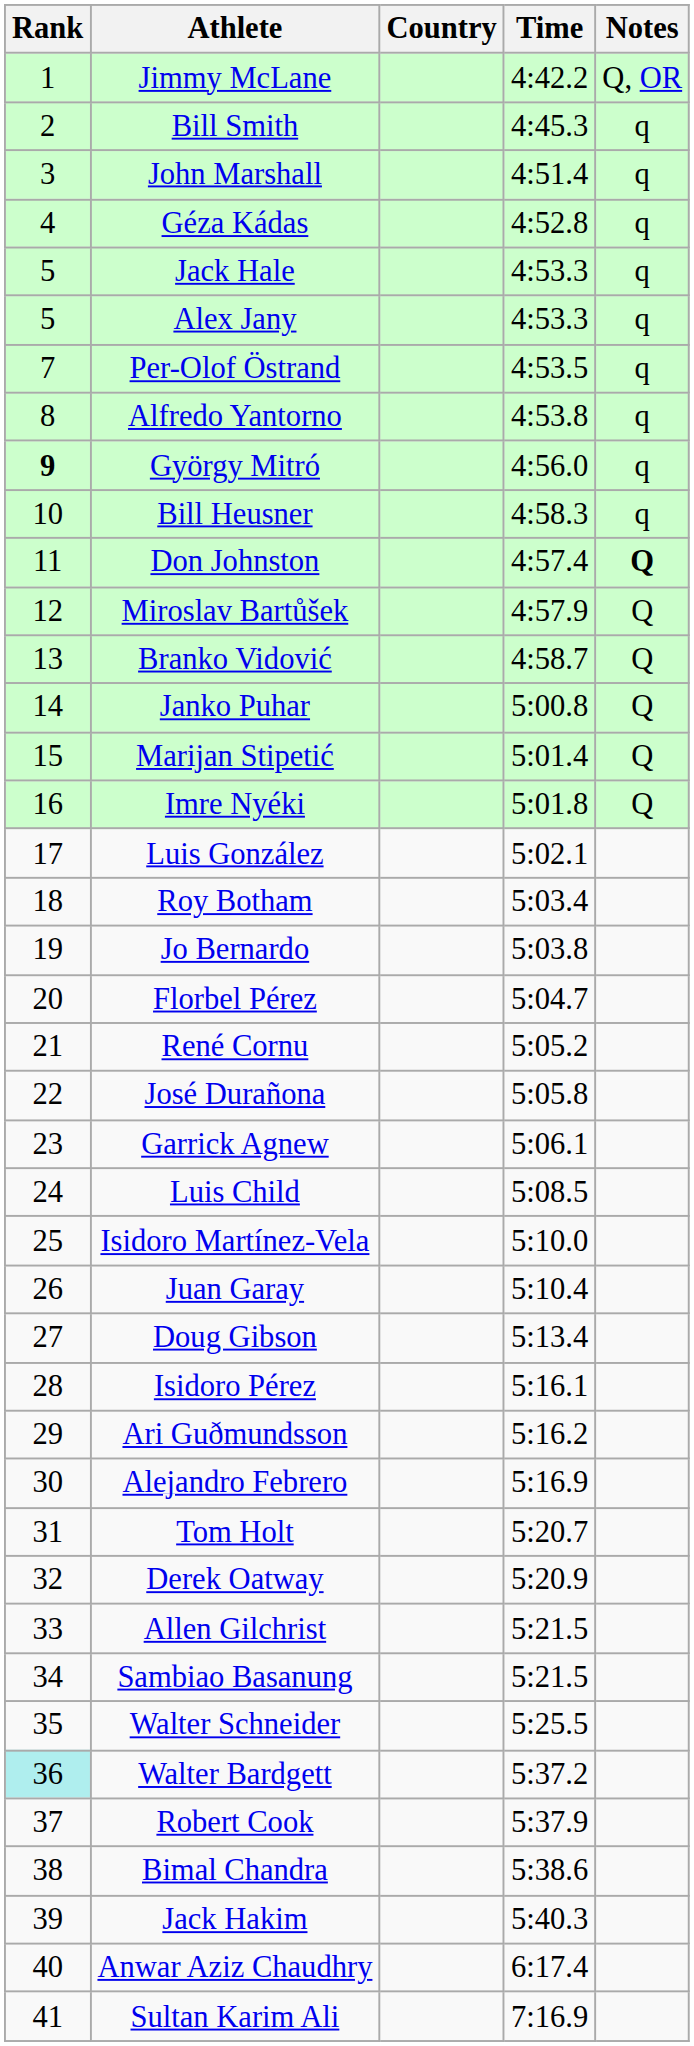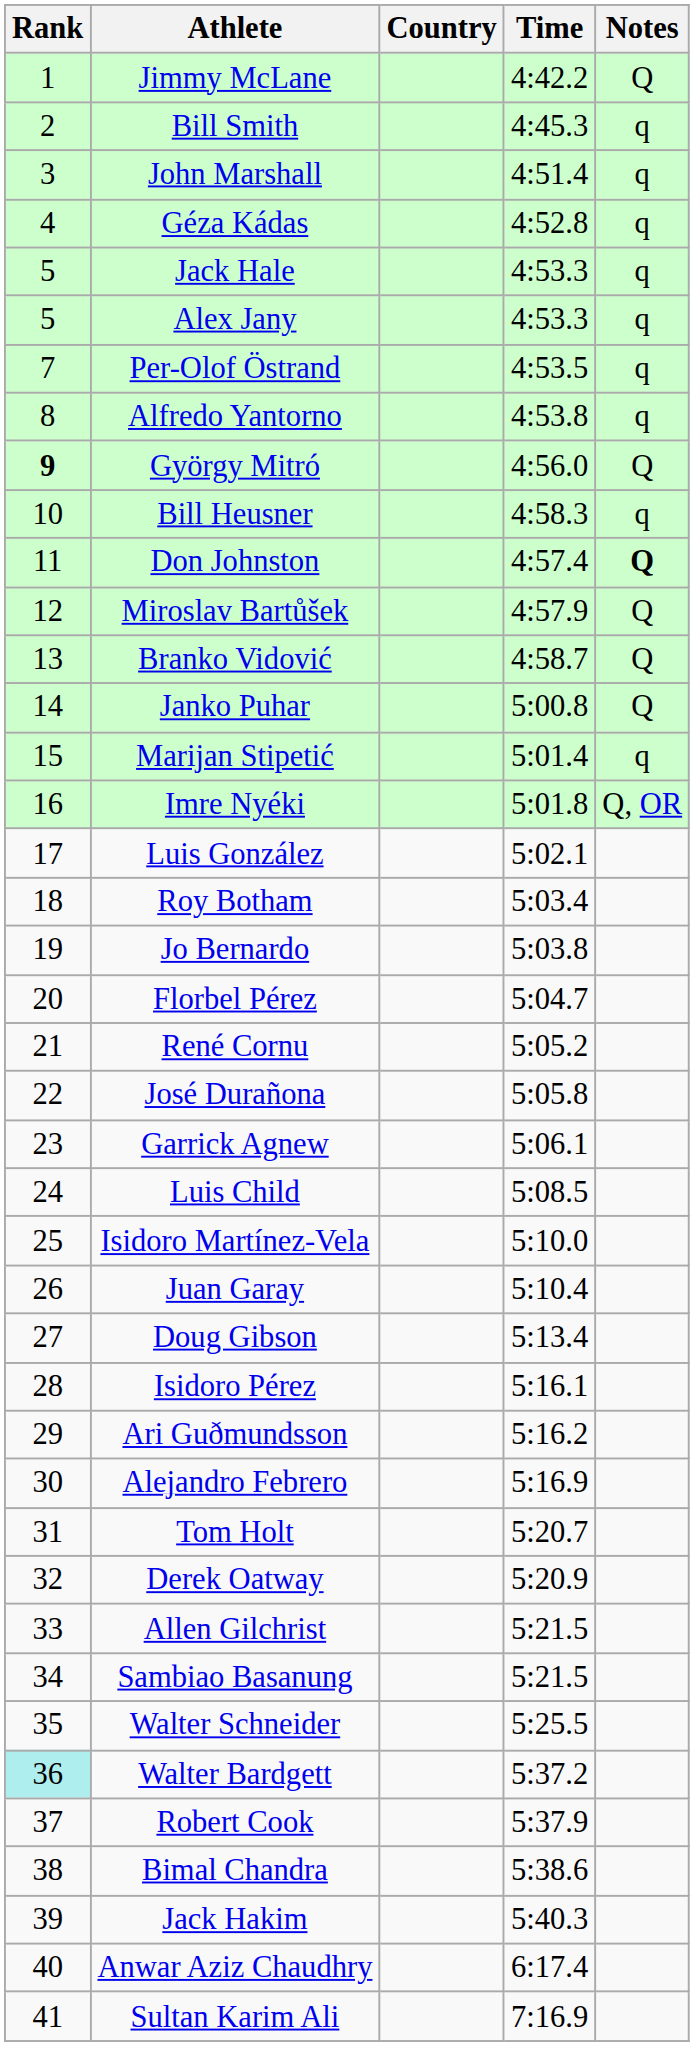(642, 77) Q, OR -> (642, 77) Q
(642, 464) q -> (642, 464) Q
(642, 755) Q -> (642, 755) q
(642, 804) Q -> (642, 804) Q, OR
